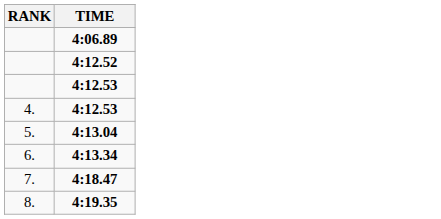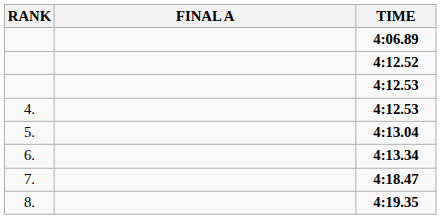+ column: (205, 16)
